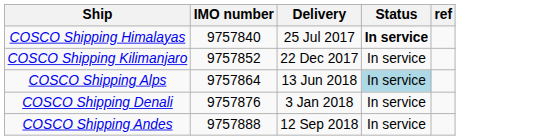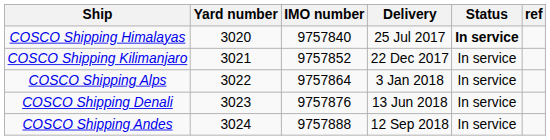+ column: (236, 15)
(319, 80) 13 Jun 2018 -> (410, 80) 3 Jan 2018
(396, 80) lightblue background -> (487, 80) no background
(319, 102) 3 Jan 2018 -> (410, 102) 13 Jun 2018
